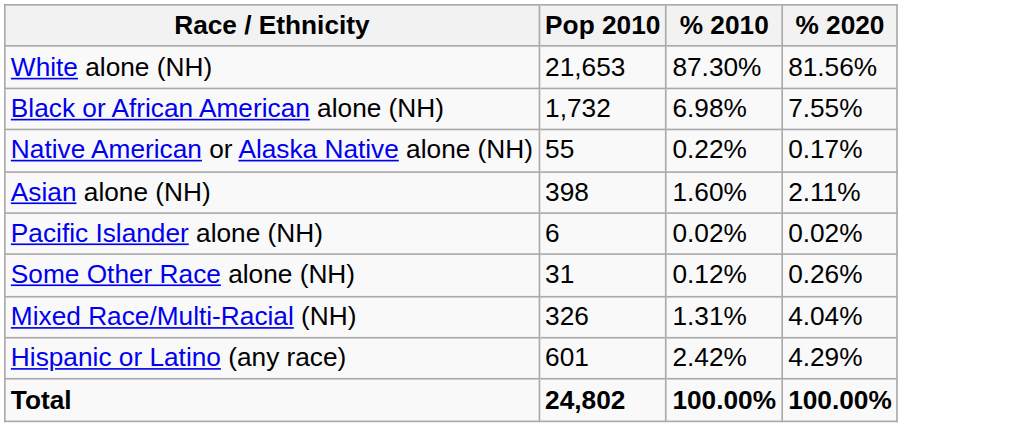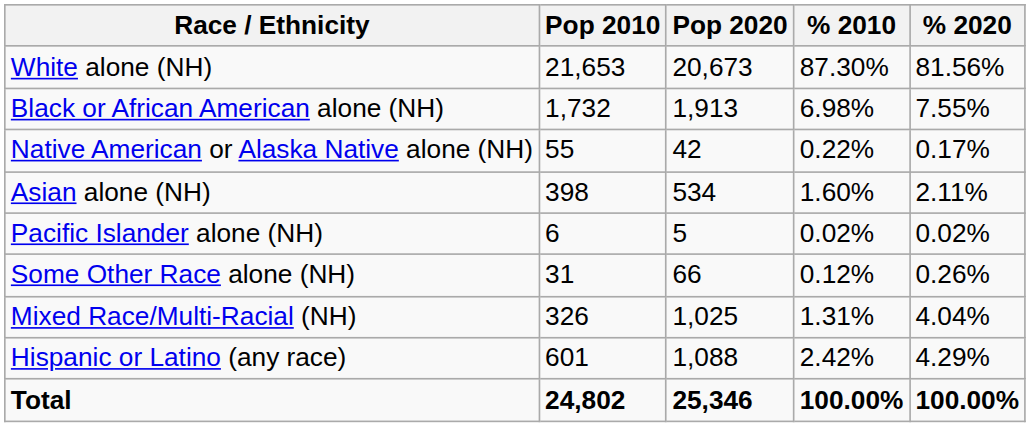+ column: (730, 25)
